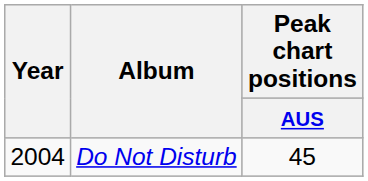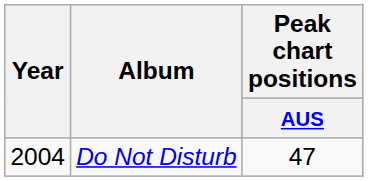(302, 156) 45 -> (302, 156) 47
